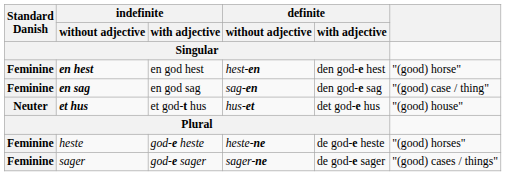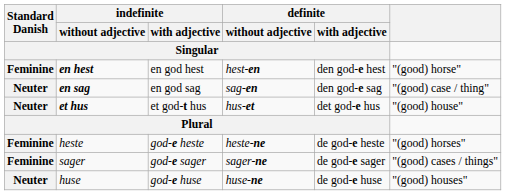(30, 87) Feminine -> (30, 87) Neuter
+ row: (70, 180)
